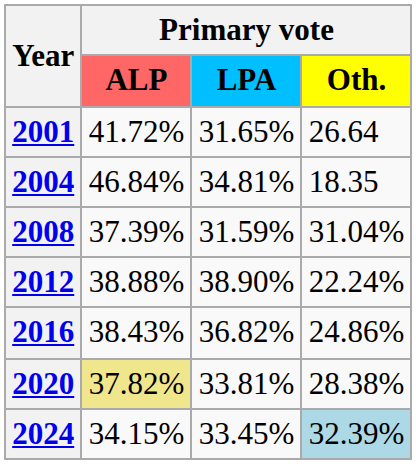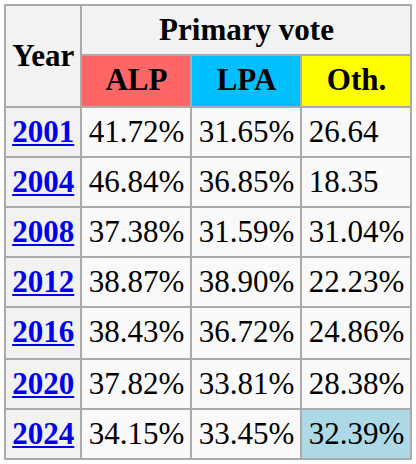(247, 181) 34.81% -> (247, 181) 36.85%
(136, 231) 37.39% -> (136, 231) 37.38%
(136, 281) 38.88% -> (136, 281) 38.87%
(357, 281) 22.24% -> (357, 281) 22.23%
(247, 332) 36.82% -> (247, 332) 36.72%
(136, 382) khaki background -> (136, 382) no background
